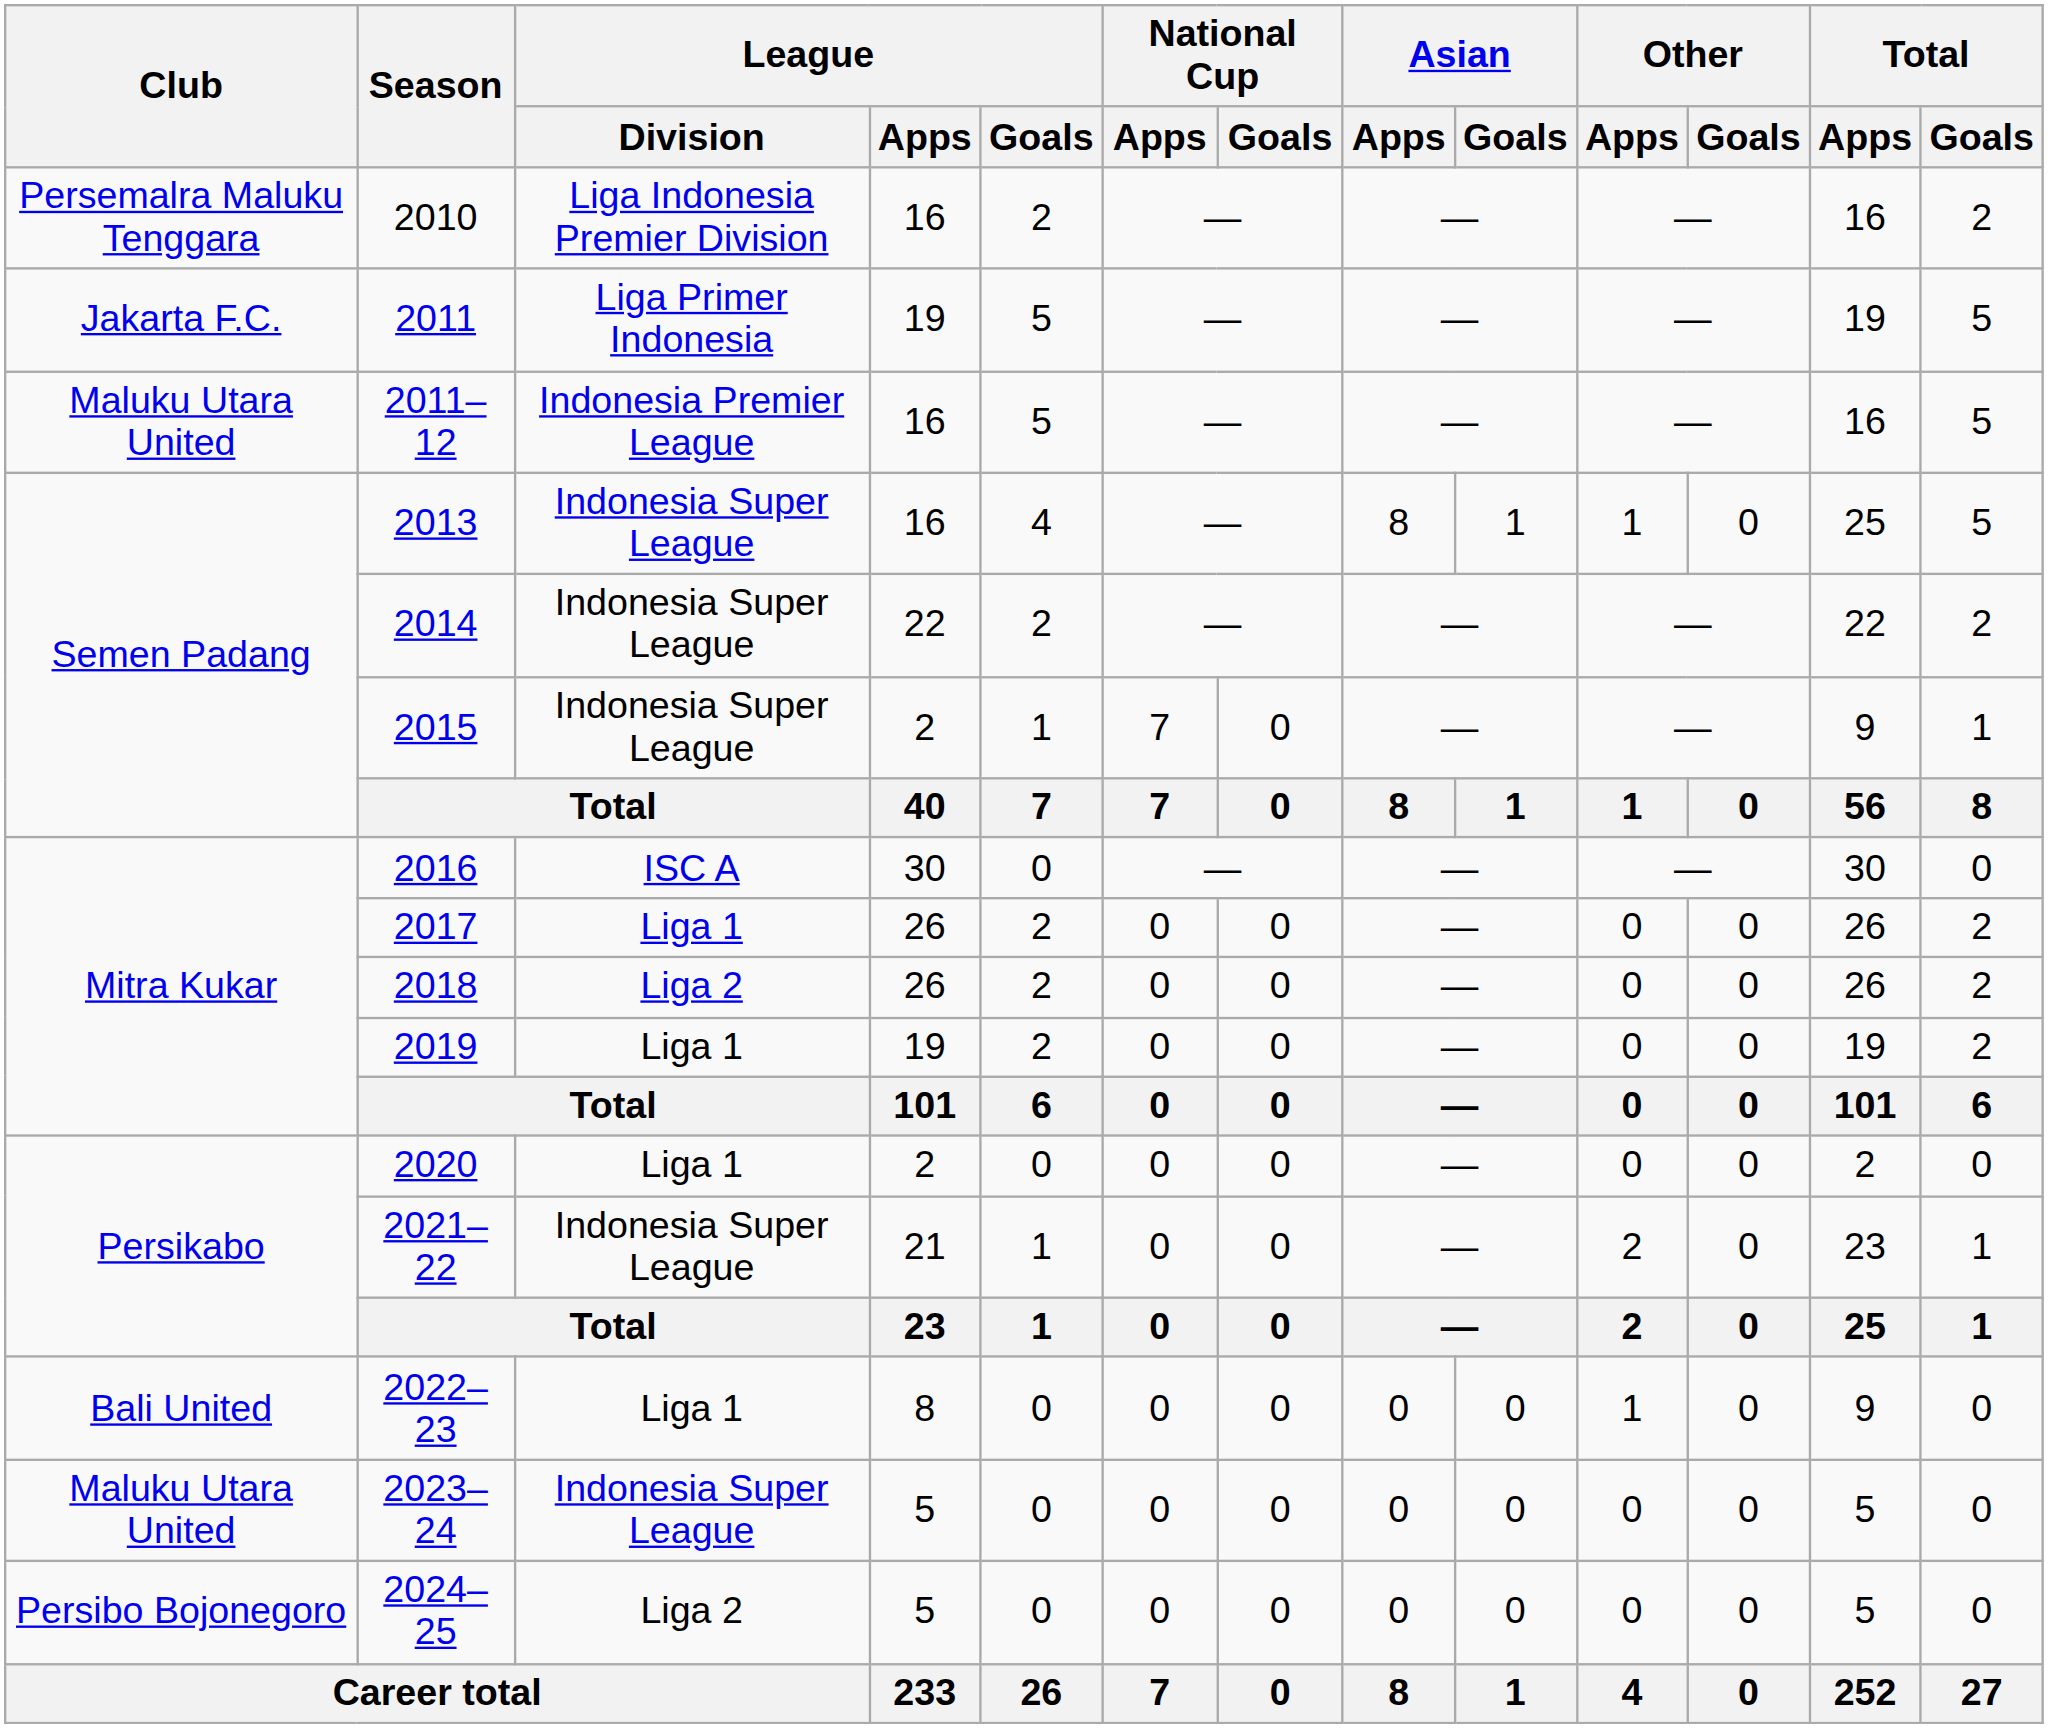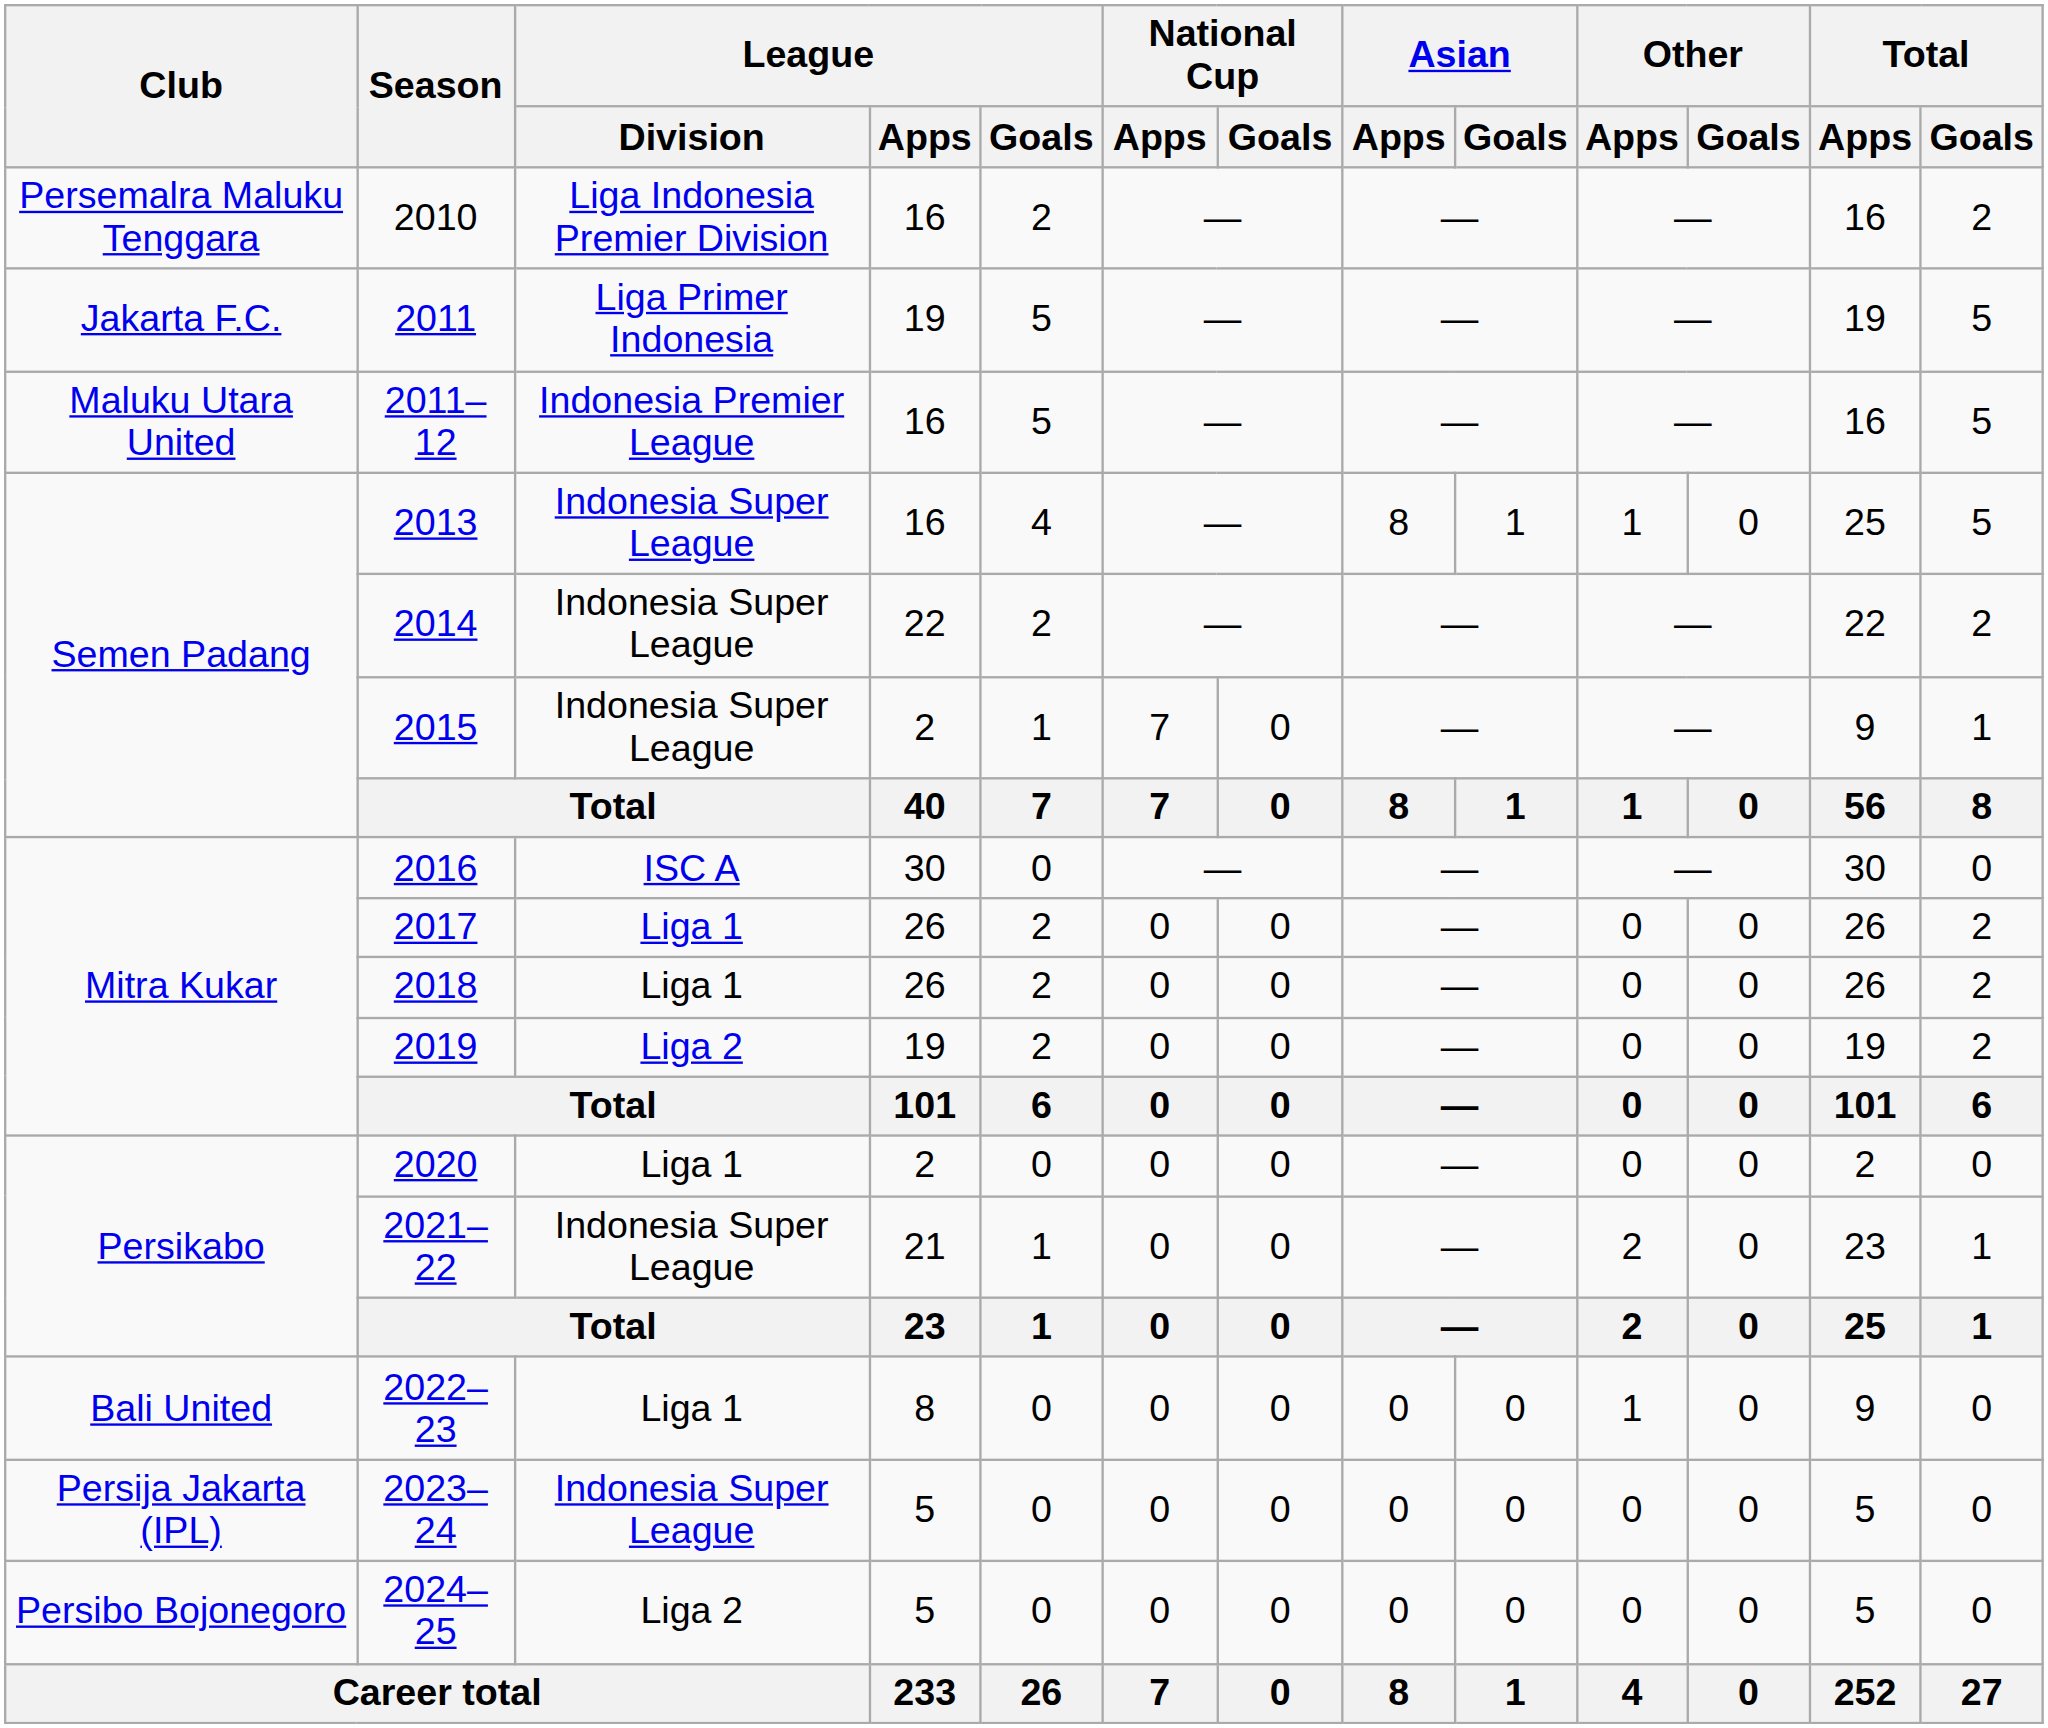(692, 986) Liga 2 -> (692, 986) Liga 1
(692, 1045) Liga 1 -> (692, 1045) Liga 2
(181, 1509) Maluku Utara United -> (181, 1509) Persija Jakarta (IPL)
